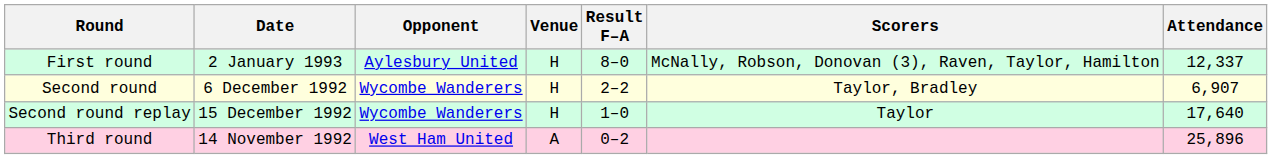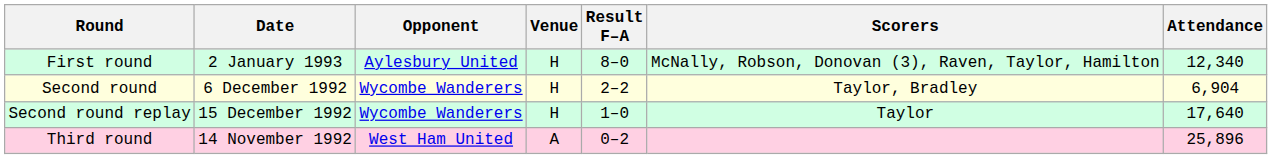(1215, 62) 12,337 -> (1215, 62) 12,340
(1215, 88) 6,907 -> (1215, 88) 6,904
